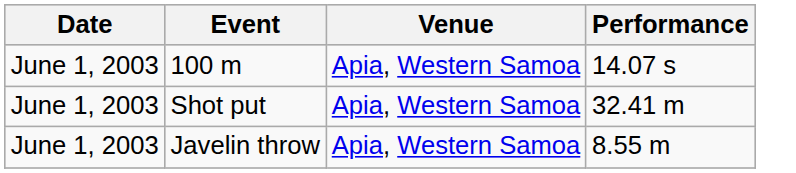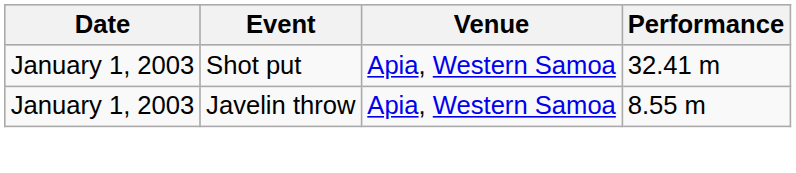- row: (206, 65)
(85, 106) June 1, 2003 -> (103, 65) January 1, 2003
(85, 146) June 1, 2003 -> (103, 106) January 1, 2003
